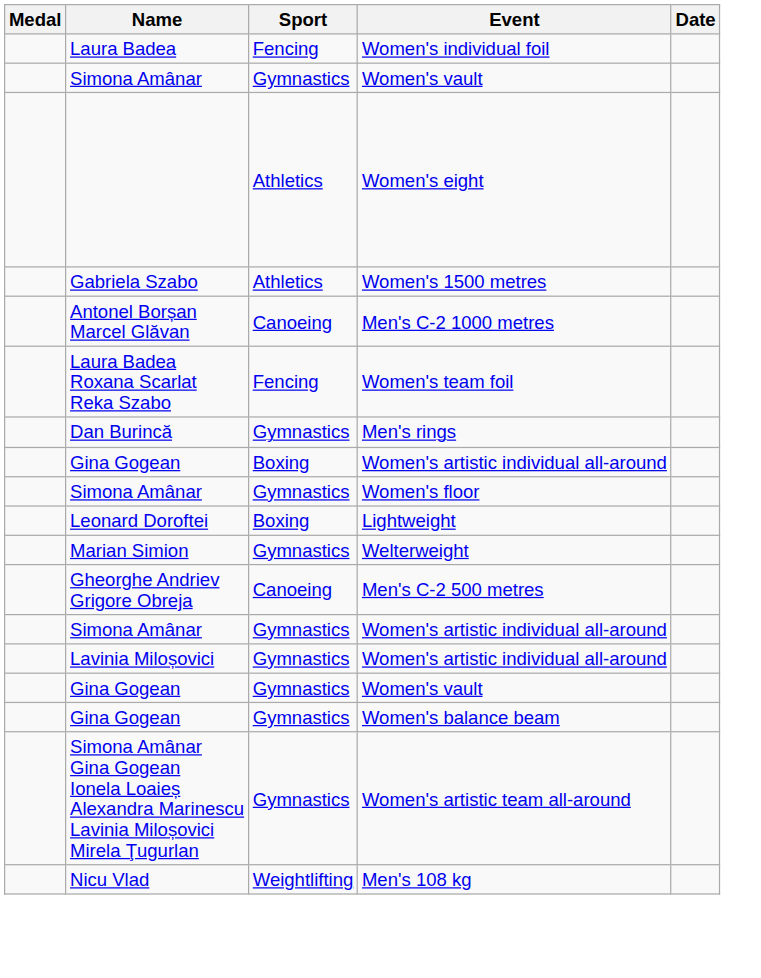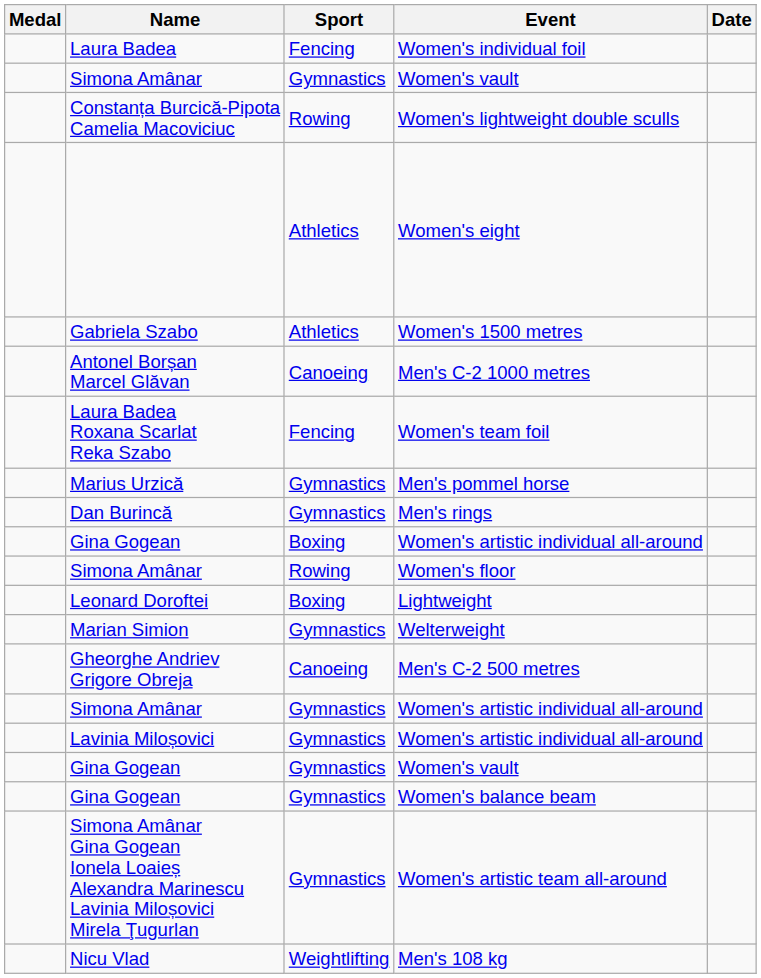+ row: (175, 118)
+ row: (127, 482)
(301, 491) Gymnastics -> (320, 571) Rowing
